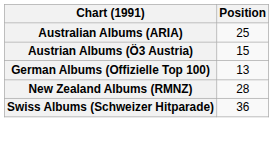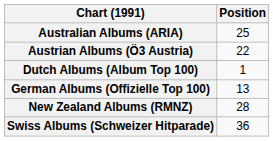(243, 51) 15 -> (243, 51) 22
+ row: (111, 70)
